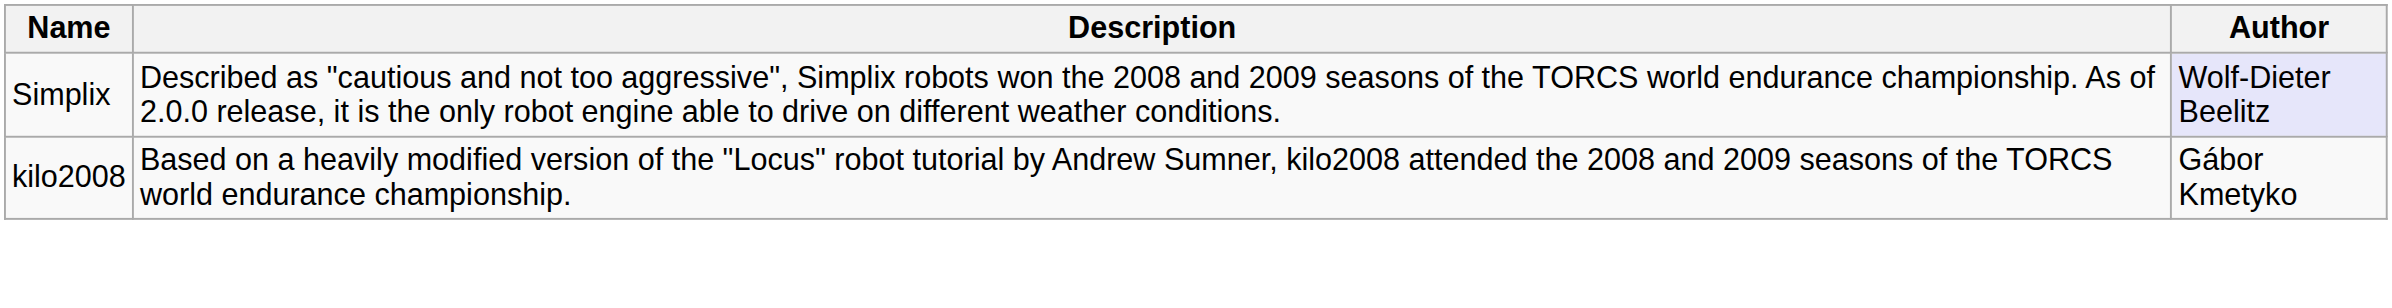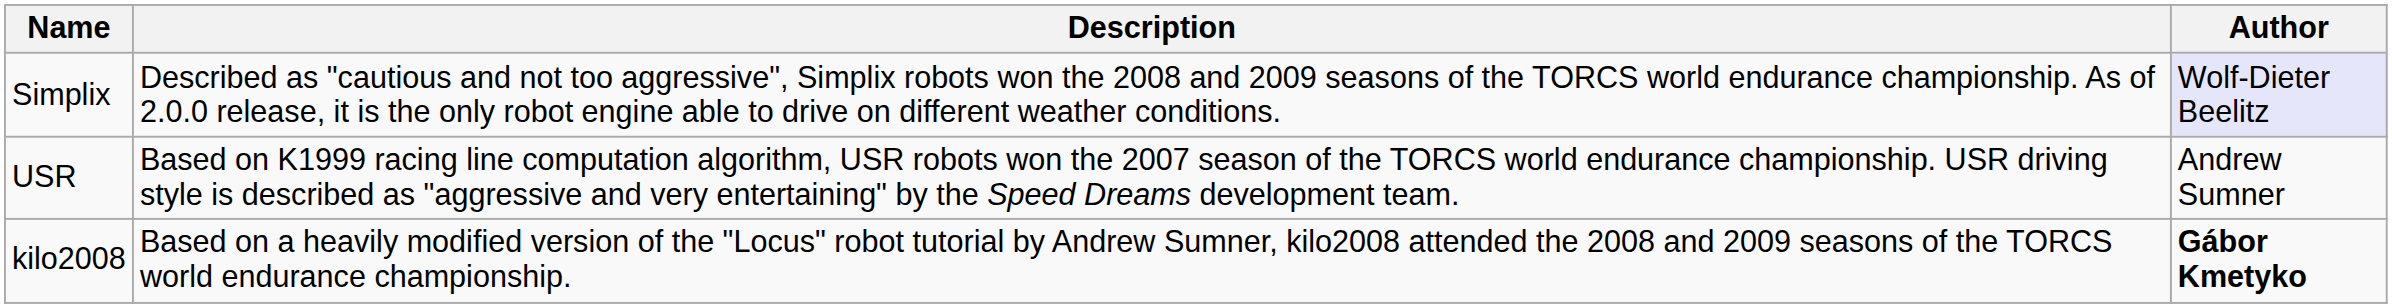+ row: (44, 177)
(2238, 177) normal -> (2242, 260) bold
